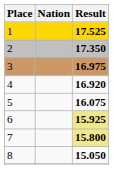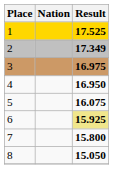(91, 48) 17.350 -> (91, 48) 17.349
(91, 84) 16.920 -> (91, 84) 16.950
(91, 137) khaki background -> (91, 137) no background
